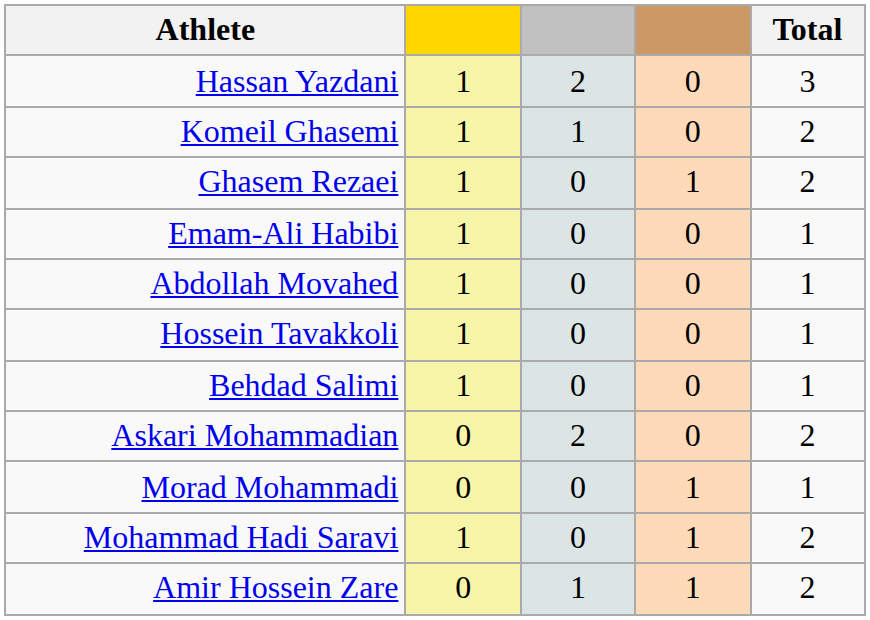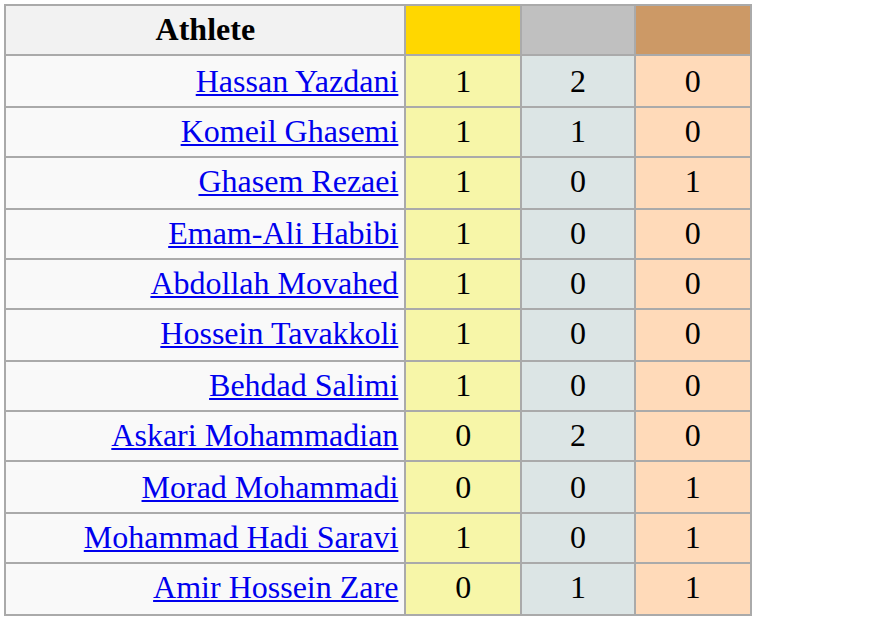- column: (807, 29)
